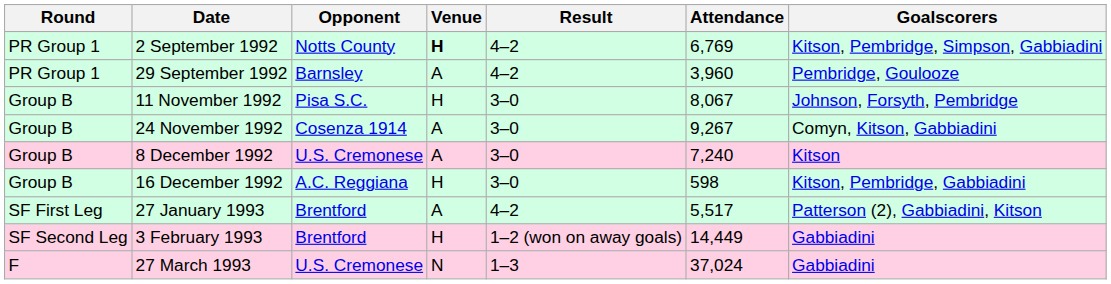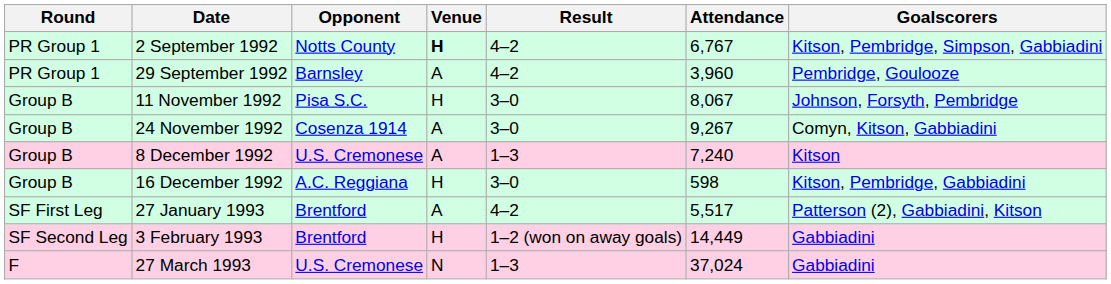(712, 45) 6,769 -> (712, 45) 6,767
(504, 155) 3–0 -> (504, 155) 1–3
